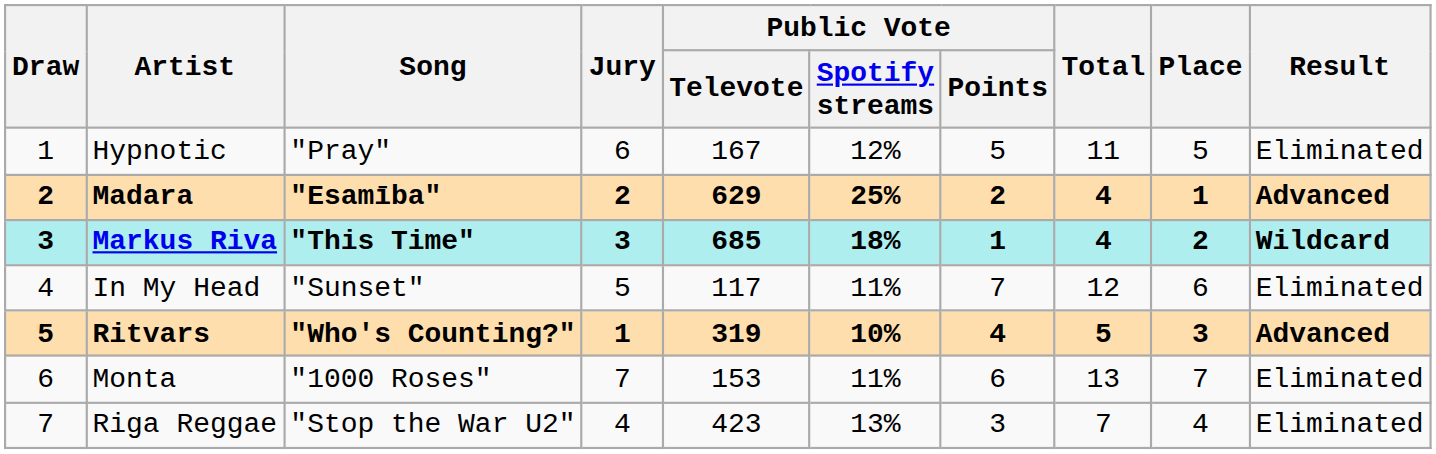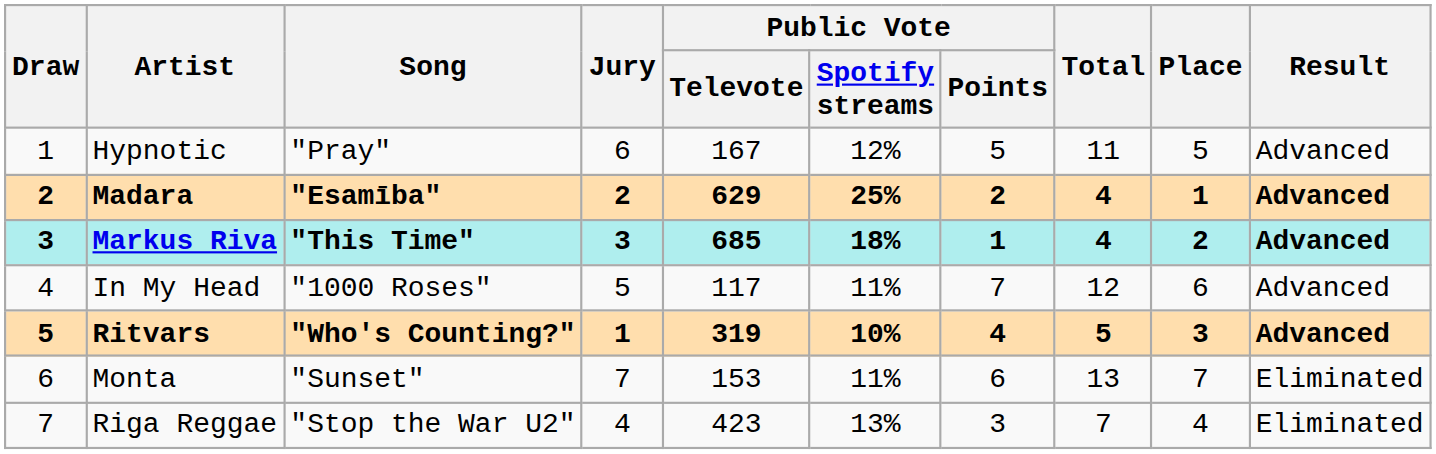(1340, 151) Eliminated -> (1323, 151) Advanced
(1323, 242) Wildcard -> (1323, 242) Advanced
(357, 288) "Sunset" -> (391, 288) "1000 Roses"
(1340, 288) Eliminated -> (1323, 288) Advanced
(391, 379) "1000 Roses" -> (357, 379) "Sunset"
